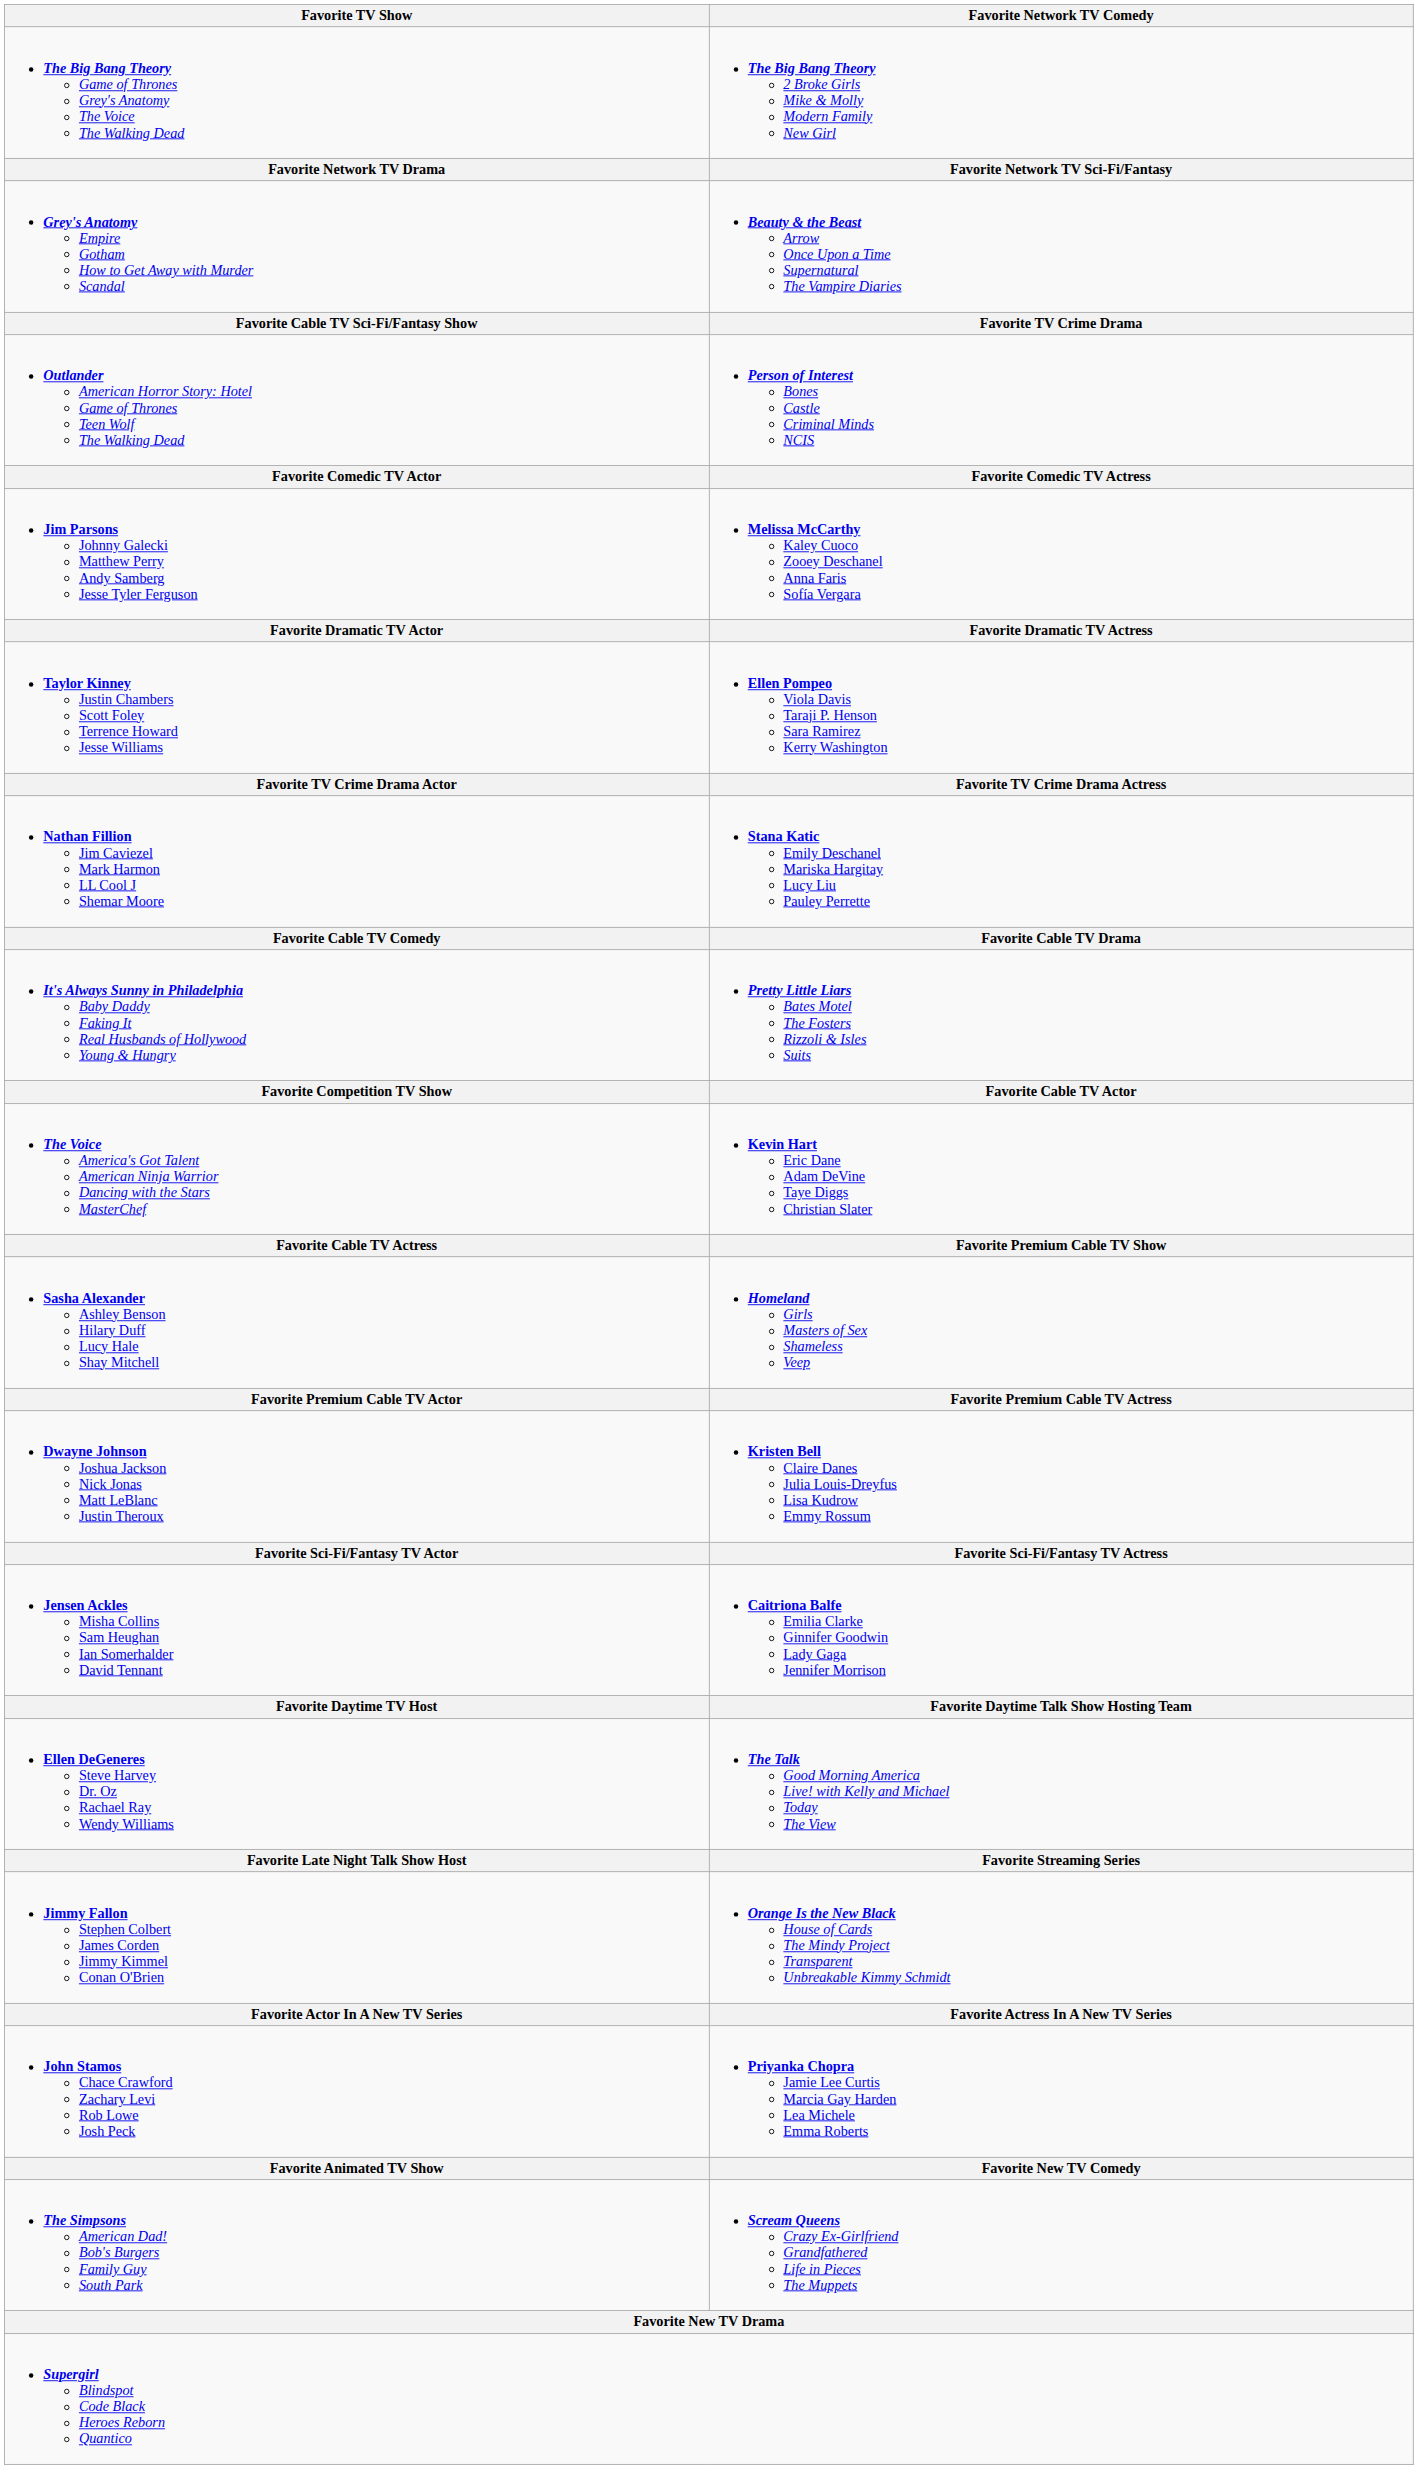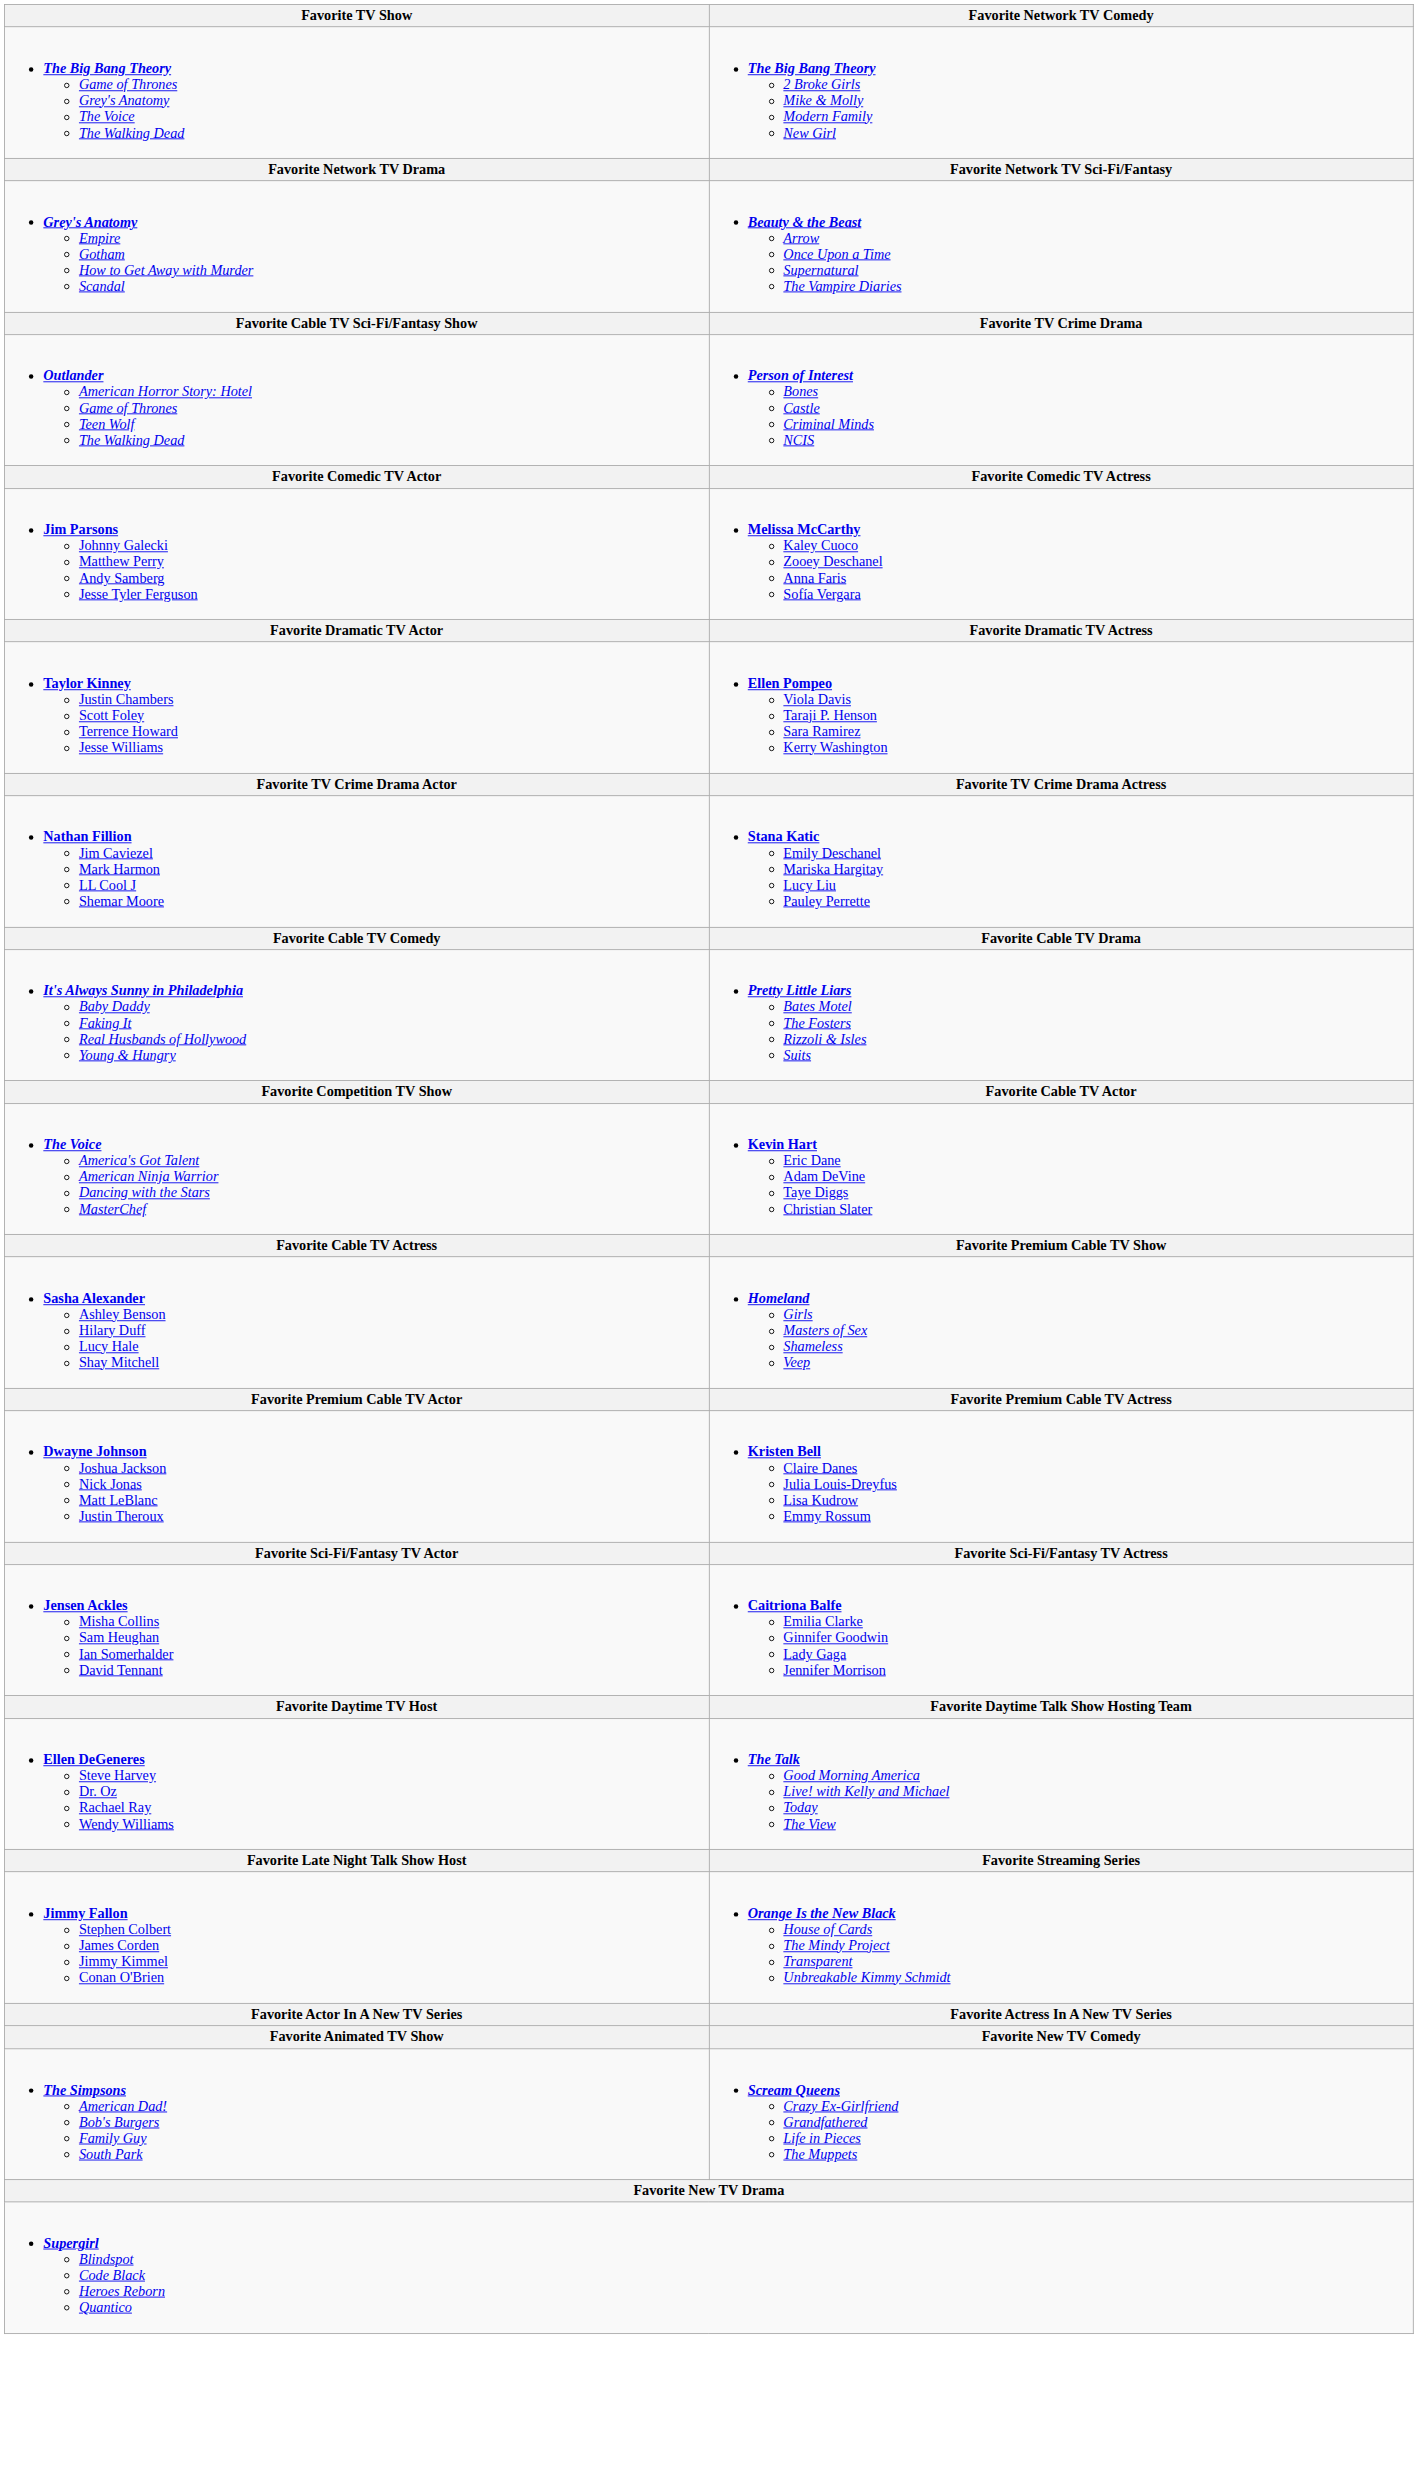- row: (357, 2099)
